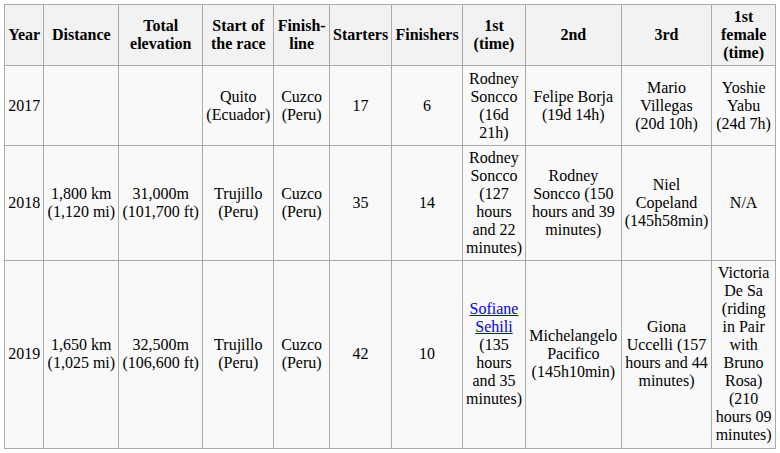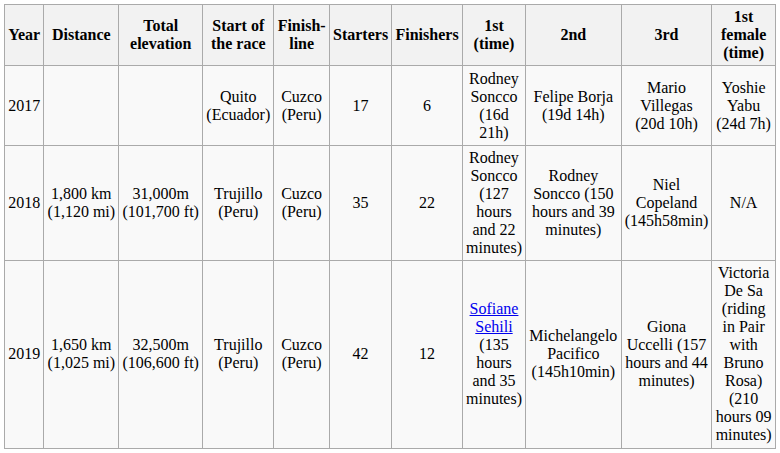(427, 202) 14 -> (427, 202) 22
(427, 354) 10 -> (427, 354) 12
